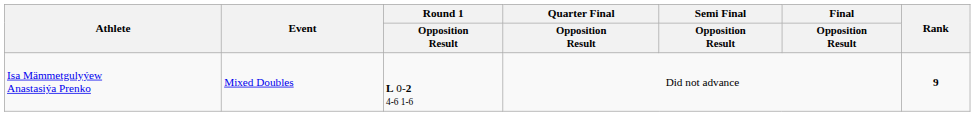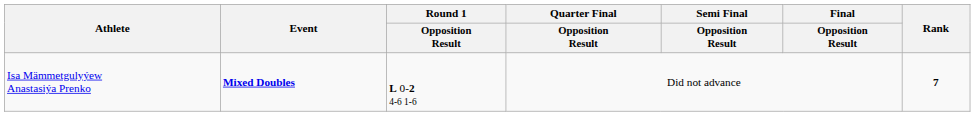(259, 82) normal -> (259, 82) bold
(936, 82) 9 -> (936, 82) 7
